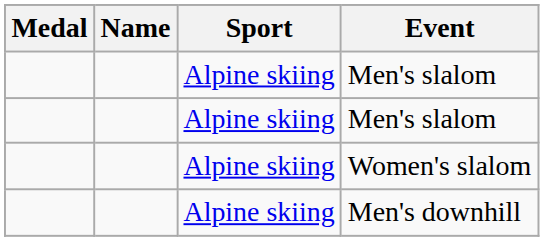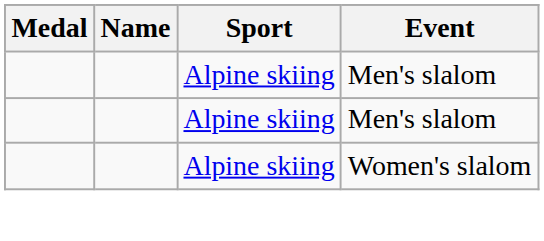- row: (50, 213)
